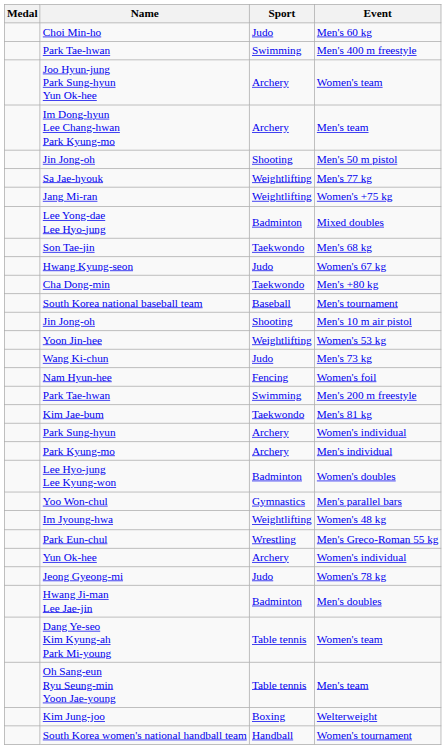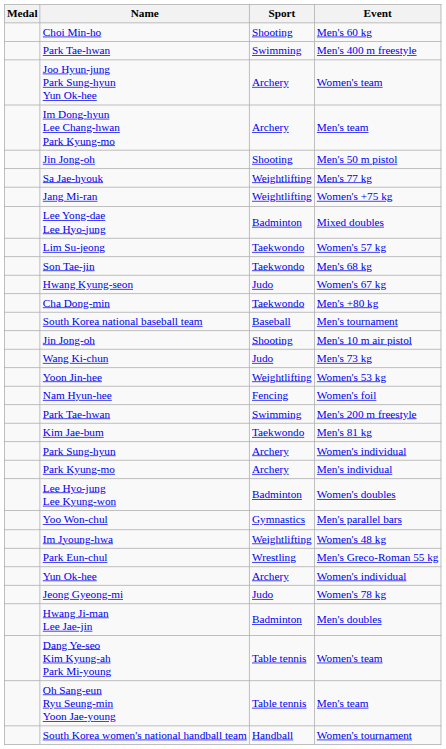(263, 32) Judo -> (272, 32) Shooting
+ row: (74, 247)
rows swapped: (72, 340) <-> (76, 358)
- row: (74, 716)
